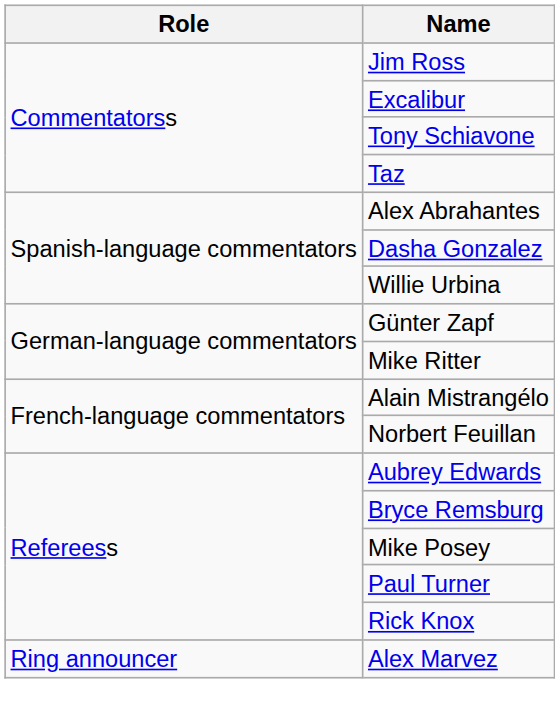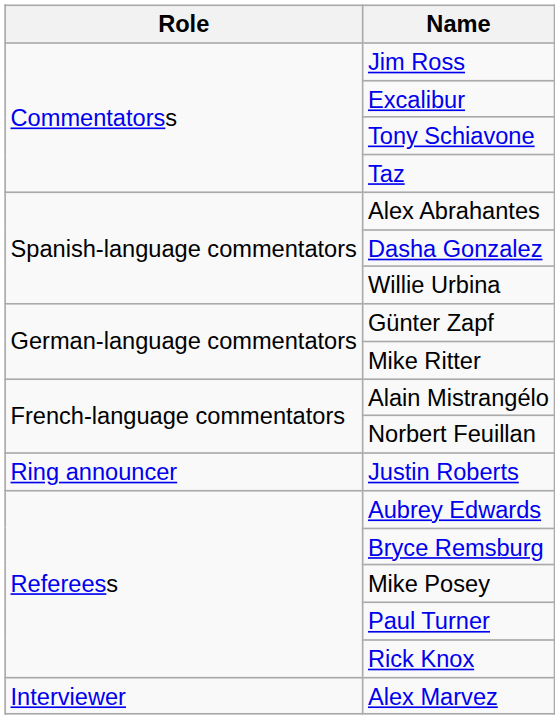+ row: (443, 472)
(94, 659) Ring announcer -> (68, 696) Interviewer
